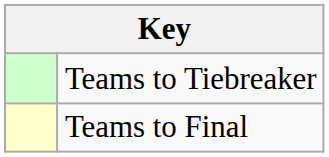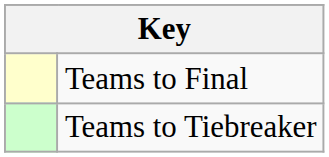rows swapped: (156, 126) <-> (191, 77)
